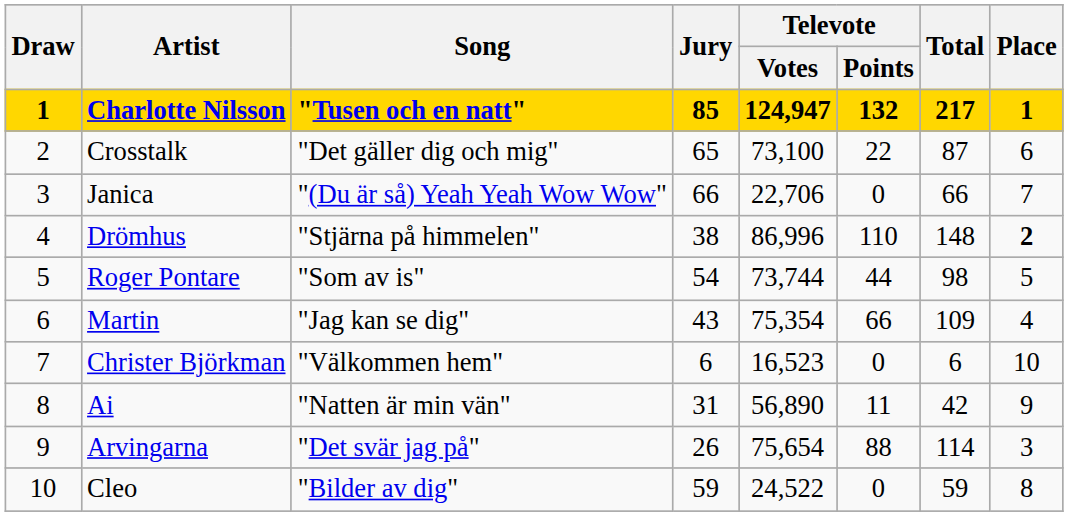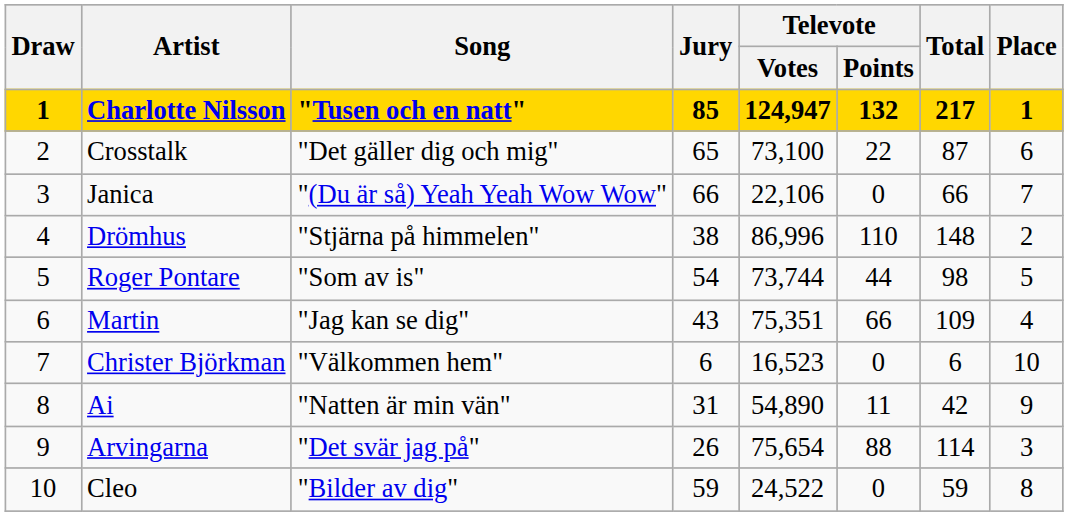(788, 194) 22,706 -> (788, 194) 22,106
(1027, 236) bold -> (1027, 236) normal
(788, 320) 75,354 -> (788, 320) 75,351
(788, 404) 56,890 -> (788, 404) 54,890
